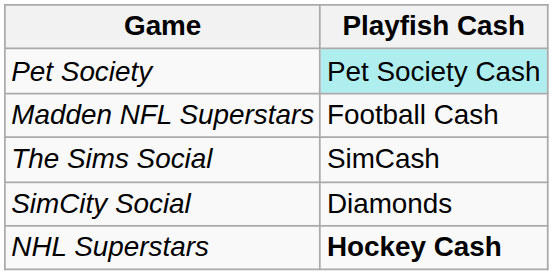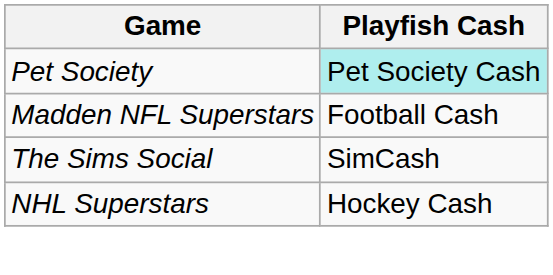- row: (101, 203)
(414, 247) bold -> (410, 203) normal
